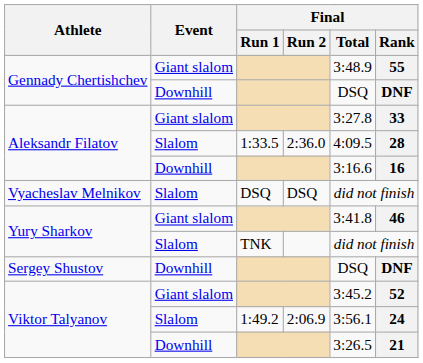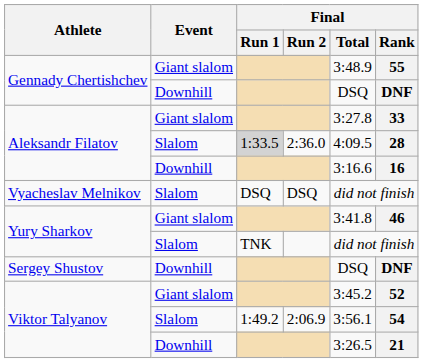(259, 143) no background -> (259, 143) lightgrey background
(397, 319) 24 -> (397, 319) 54
